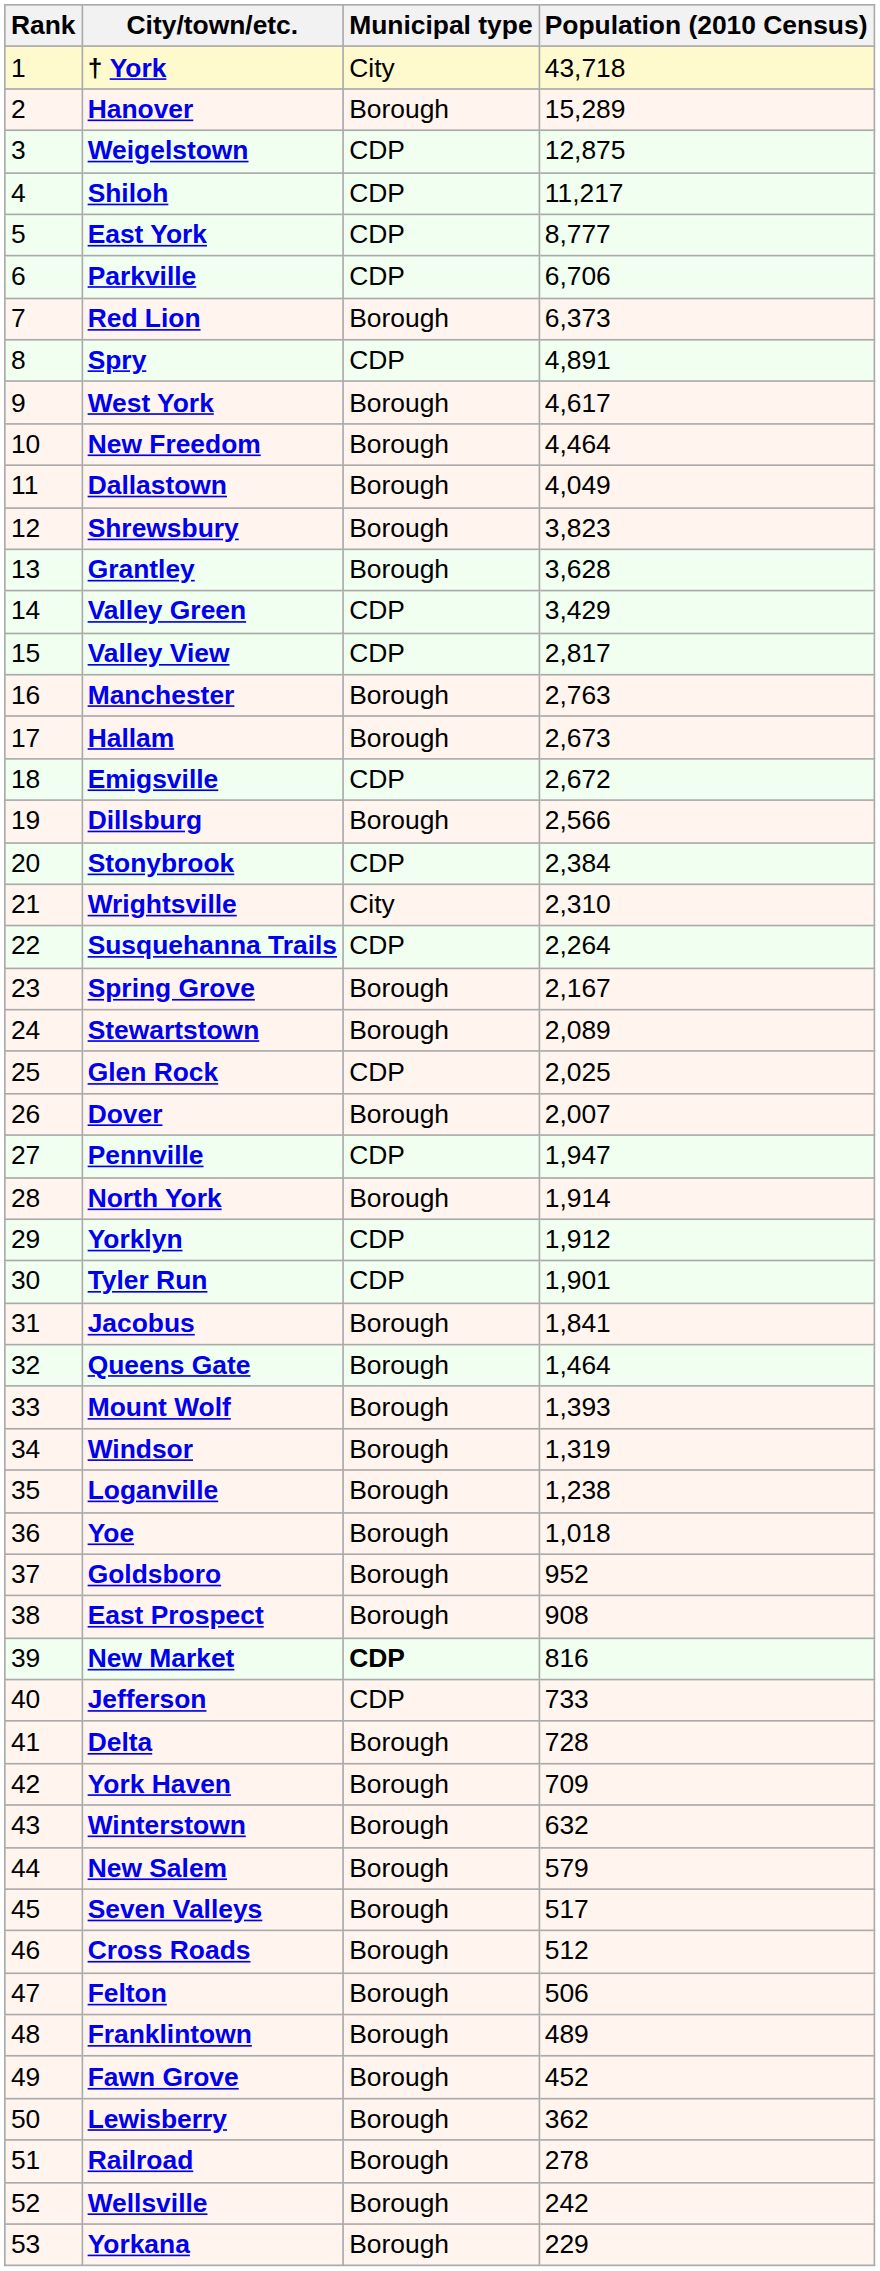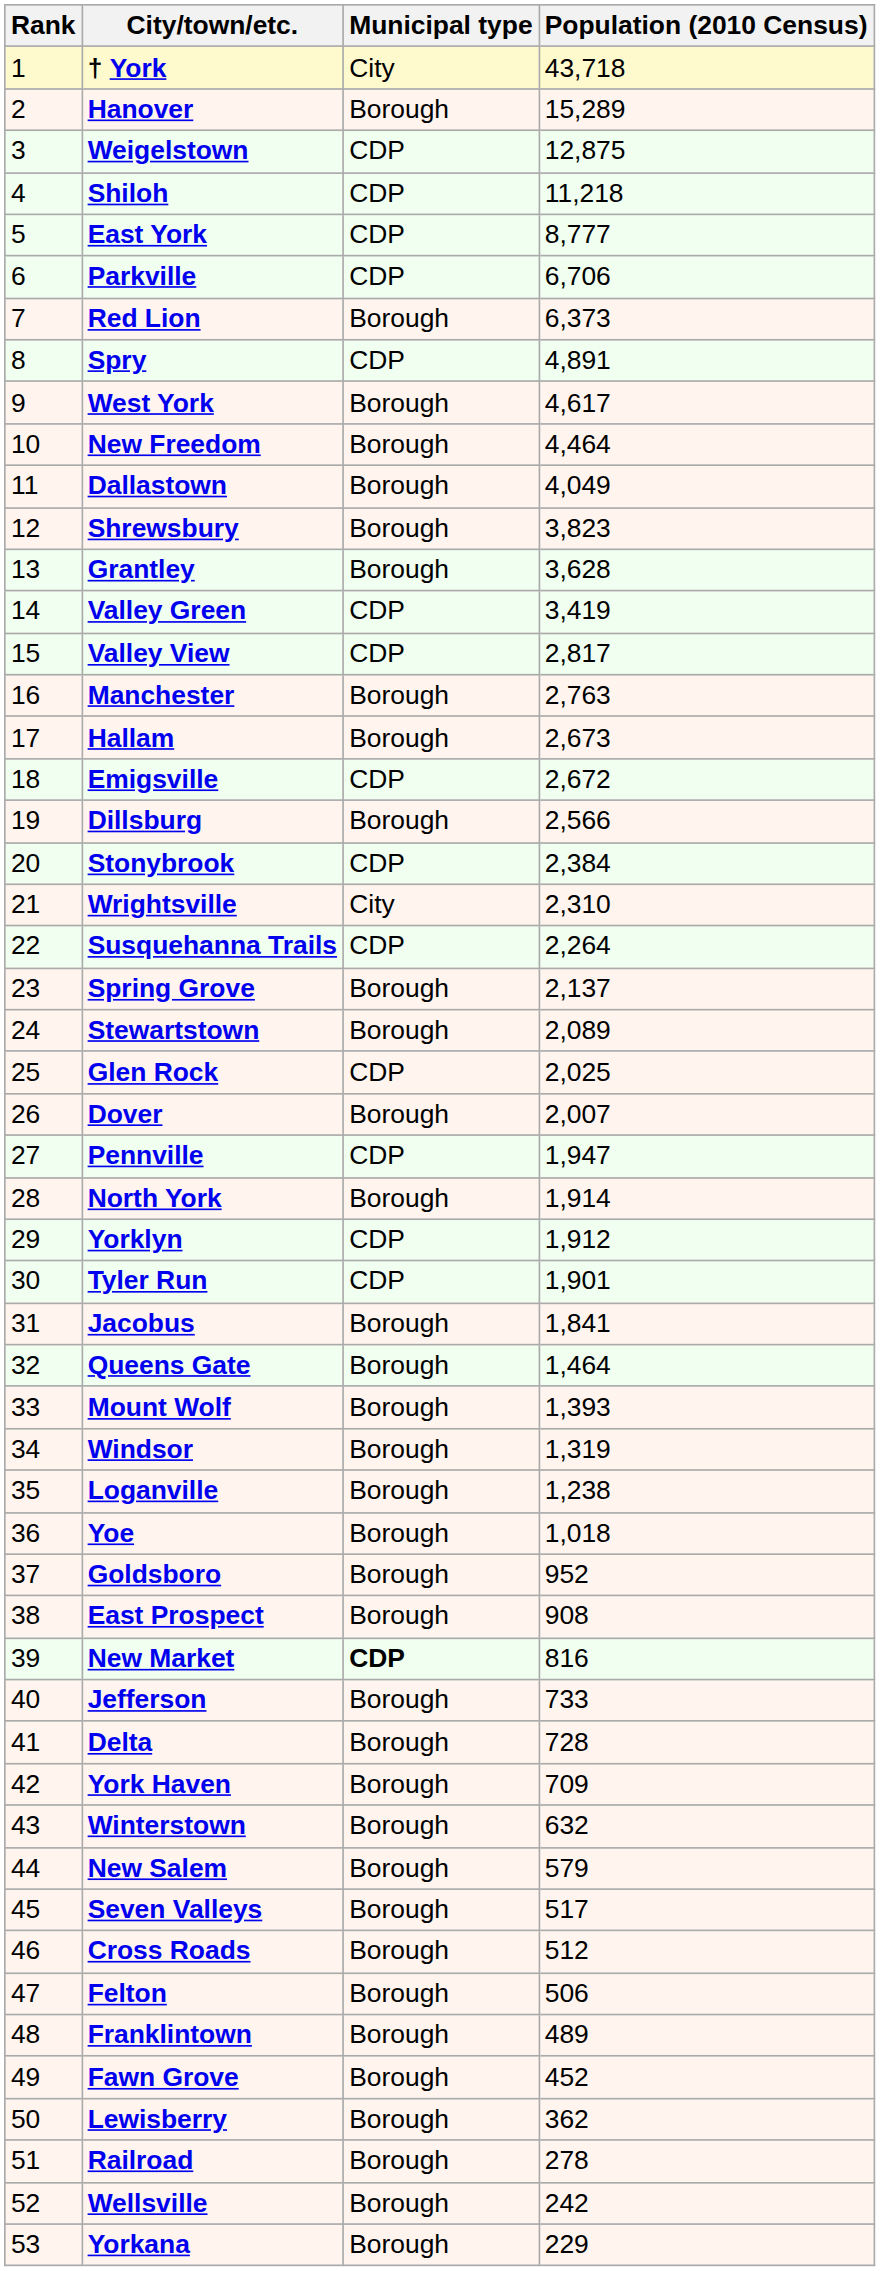(584, 192) 11,217 -> (584, 192) 11,218
(578, 611) 3,429 -> (578, 611) 3,419
(578, 988) 2,167 -> (578, 988) 2,137
(377, 1700) CDP -> (399, 1700) Borough
